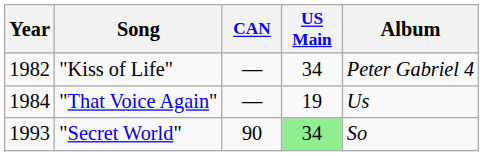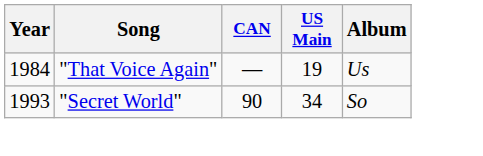- row: (116, 69)
(312, 133) lightgreen background -> (312, 101) no background
